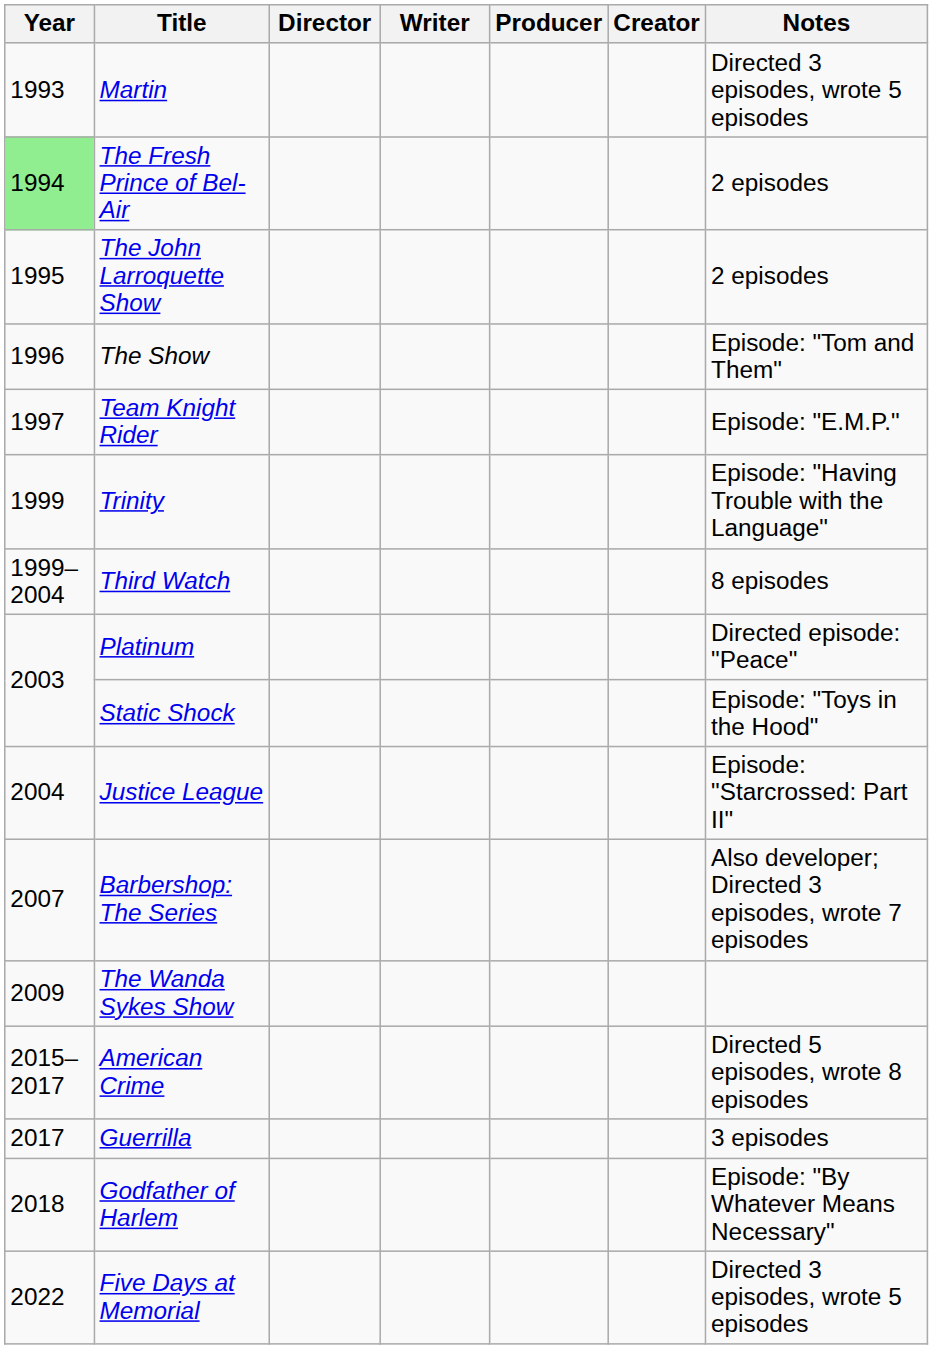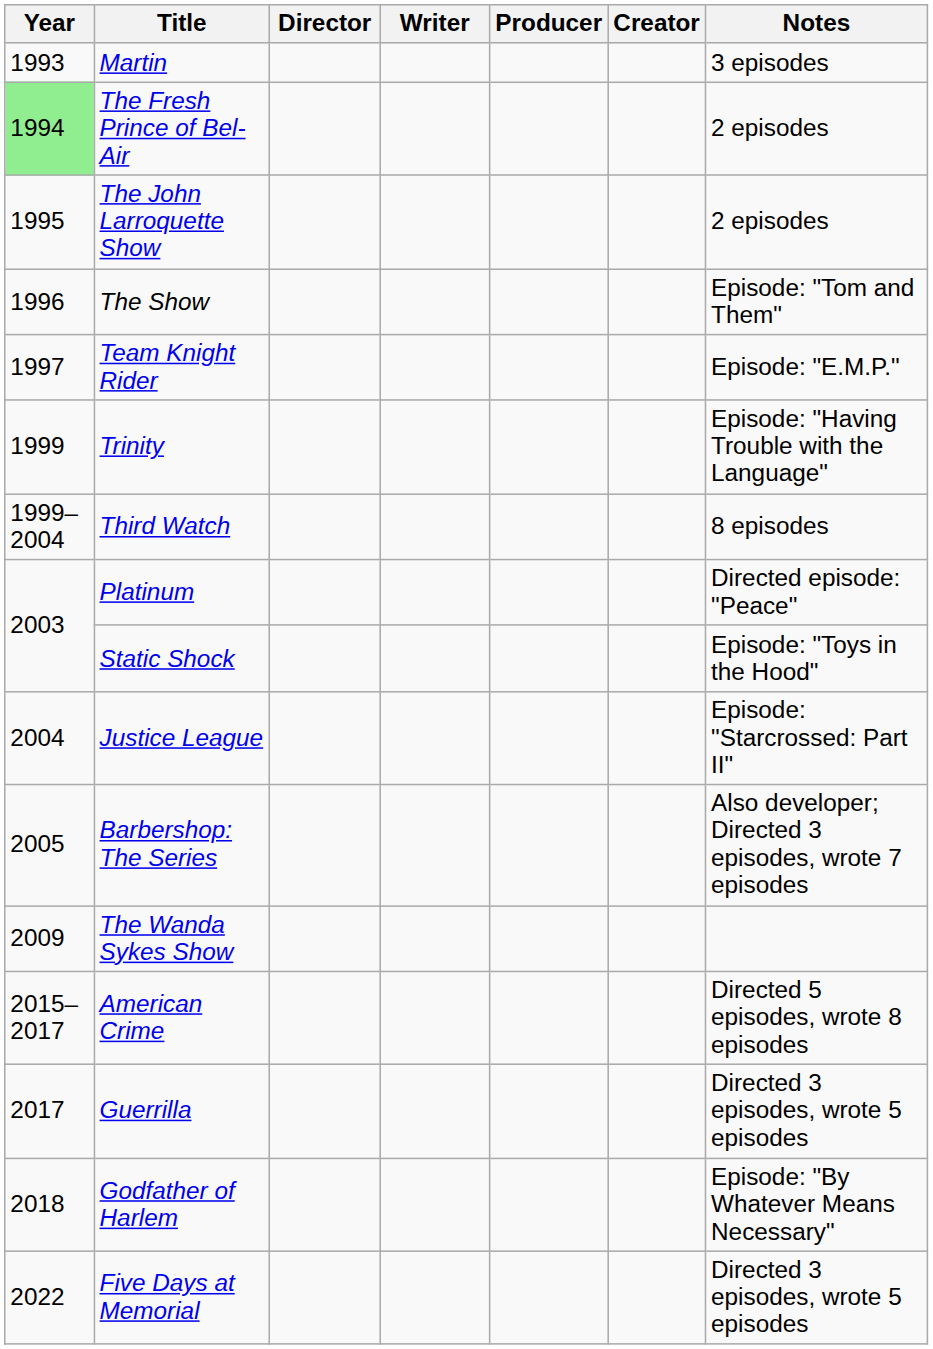(806, 89) Directed 3 episodes, wrote 5 episodes -> (770, 62) 3 episodes
(37, 899) 2007 -> (37, 844) 2005
(770, 1138) 3 episodes -> (806, 1110) Directed 3 episodes, wrote 5 episodes
